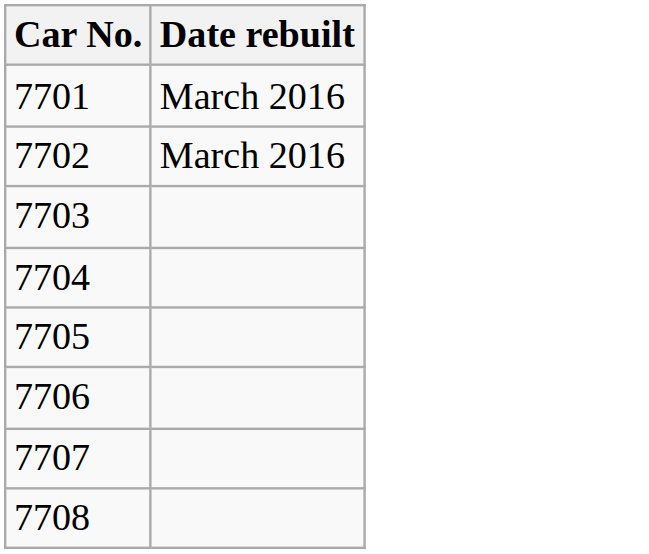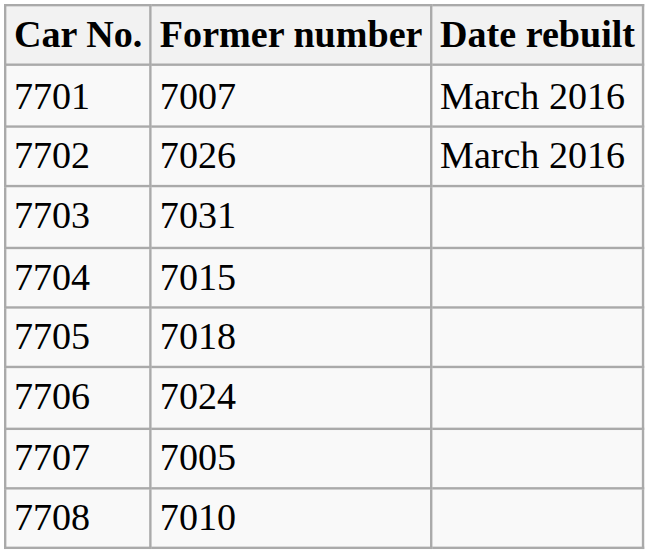+ column: (291, 34)
